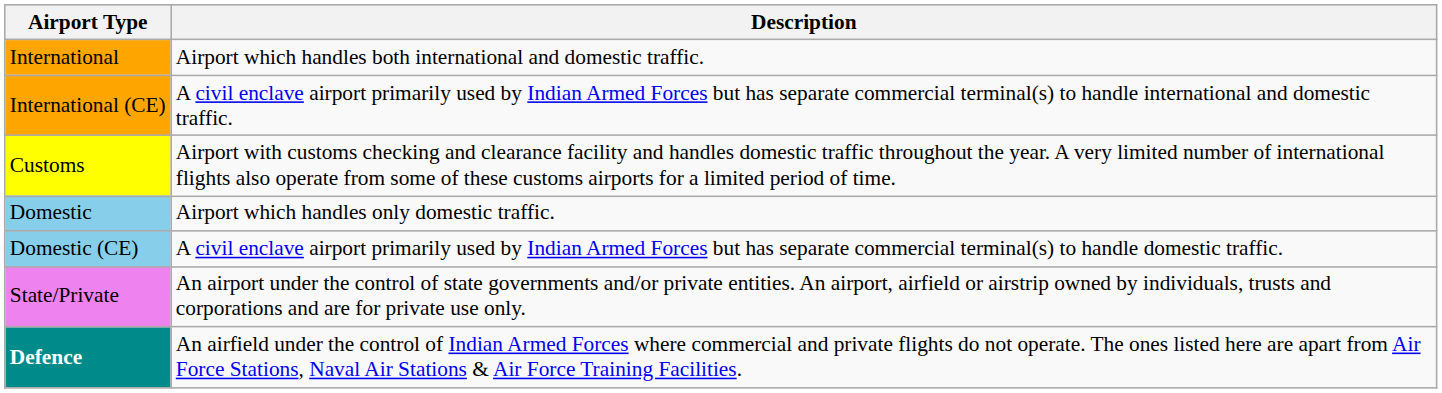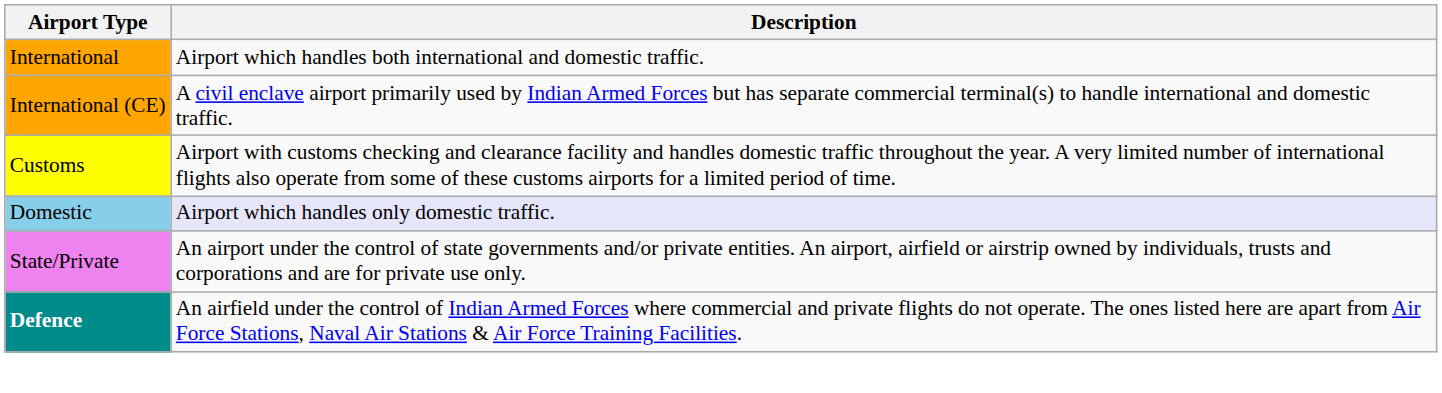(365, 212) no background -> (365, 212) lavender background
- row: (74, 248)
